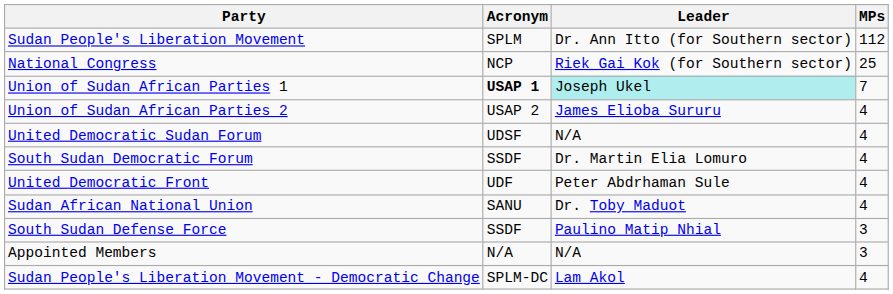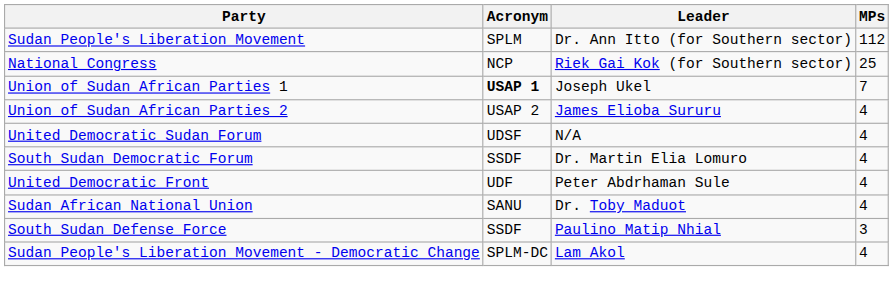(603, 88) paleturquoise background -> (603, 88) no background
- row: (82, 254)
